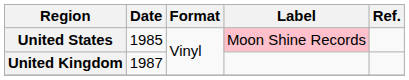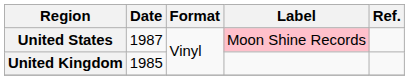(146, 39) 1985 -> (146, 39) 1987
(146, 63) 1987 -> (146, 63) 1985
